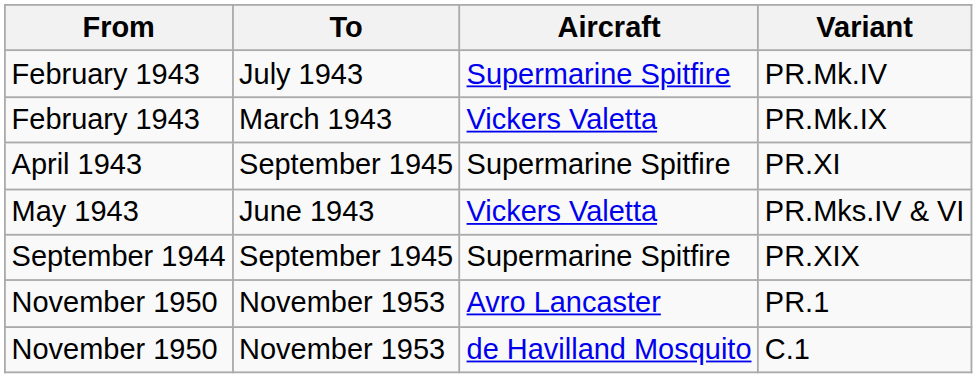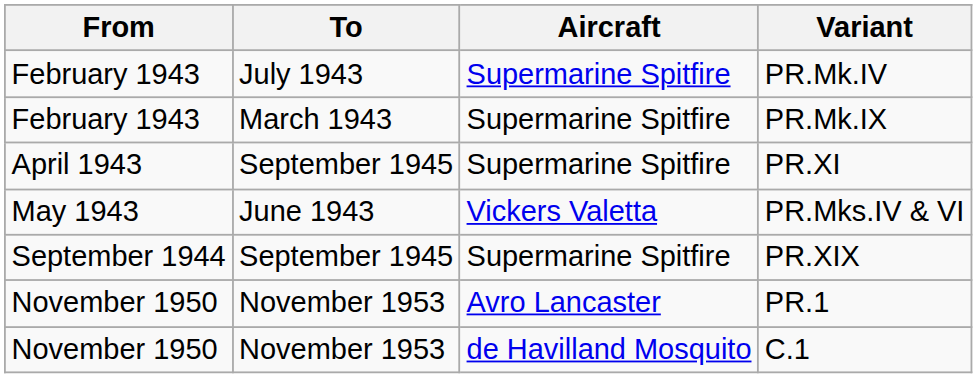(562, 119) Vickers Valetta -> (599, 119) Supermarine Spitfire
